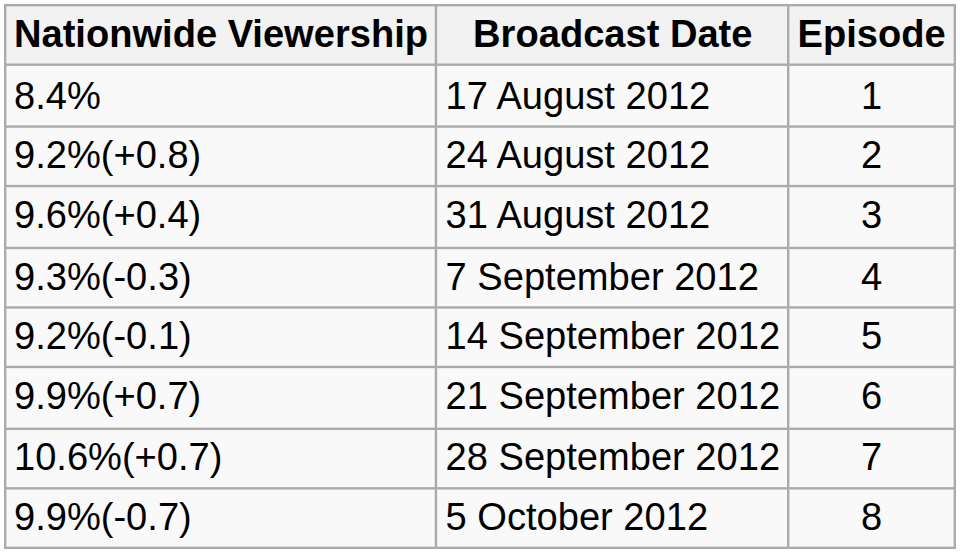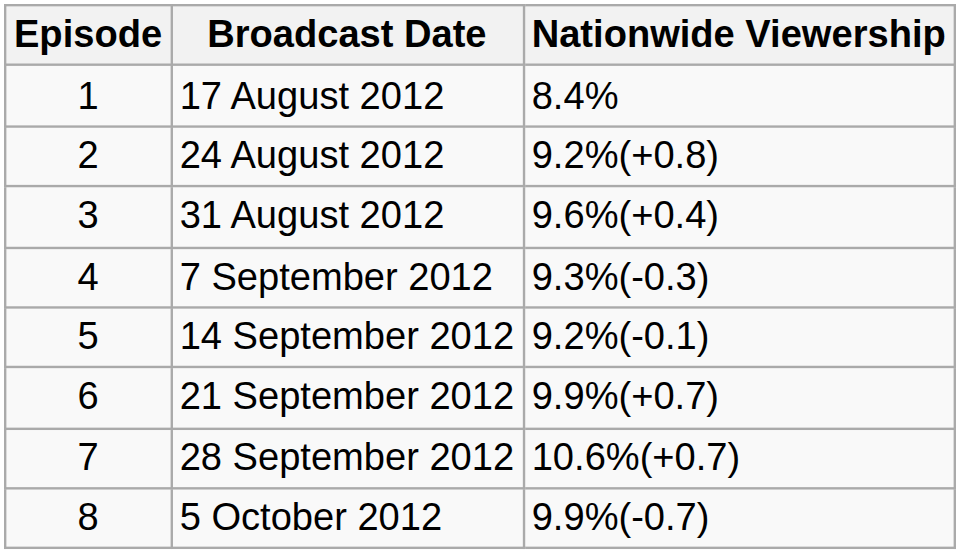columns swapped: (872, 34) <-> (221, 34)
